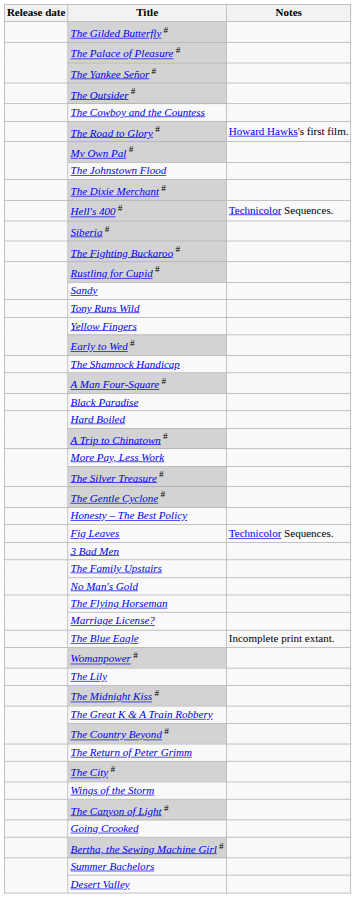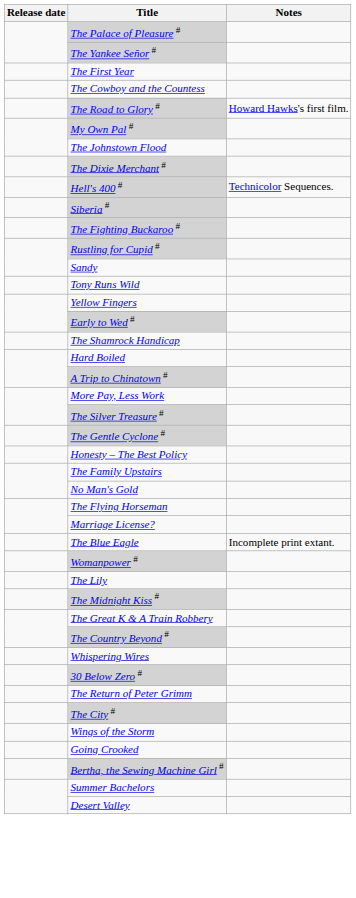- row: (119, 32)
- row: (103, 93)
+ row: (102, 71)
- row: (118, 383)
- row: (104, 402)
- row: (95, 533)
- row: (95, 551)
+ row: (110, 656)
+ row: (106, 675)
- row: (120, 809)
